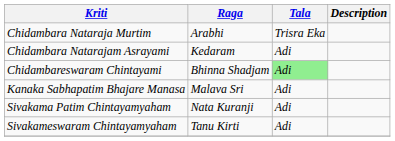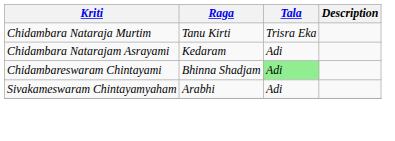(207, 32) Arabhi -> (206, 32) Tanu Kirti
- row: (96, 88)
- row: (89, 107)
(215, 126) Tanu Kirti -> (198, 88) Arabhi
